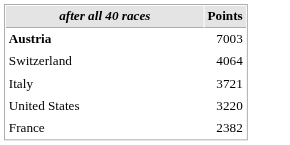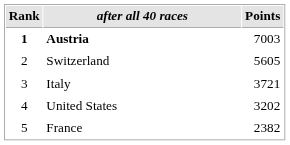+ column: (24, 16)
(230, 61) 4064 -> (267, 61) 5605
(230, 105) 3220 -> (267, 105) 3202
